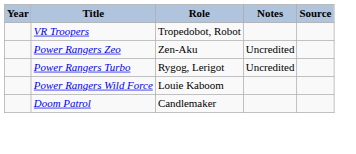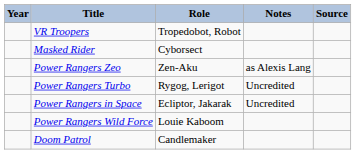+ row: (64, 49)
(270, 49) Uncredited -> (278, 67) as Alexis Lang
+ row: (88, 103)
